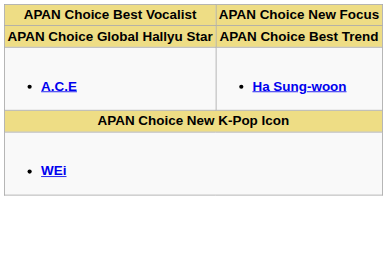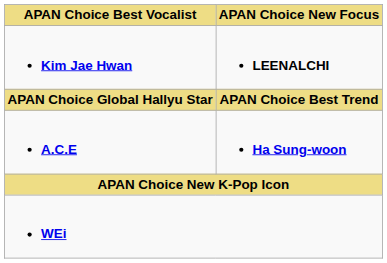+ row: (110, 65)
